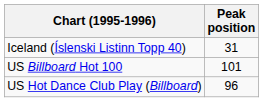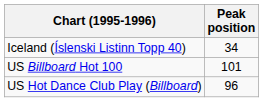(231, 47) 31 -> (231, 47) 34
